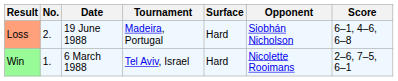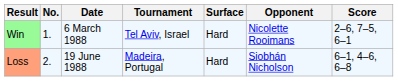rows swapped: (16, 62) <-> (17, 34)
